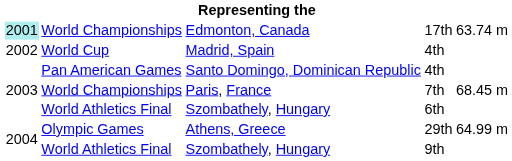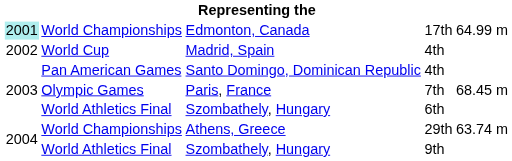(482, 30) 63.74 m -> (482, 30) 64.99 m
(112, 90) World Championships -> (93, 90) Olympic Games
(93, 129) Olympic Games -> (112, 129) World Championships
(482, 129) 64.99 m -> (482, 129) 63.74 m
